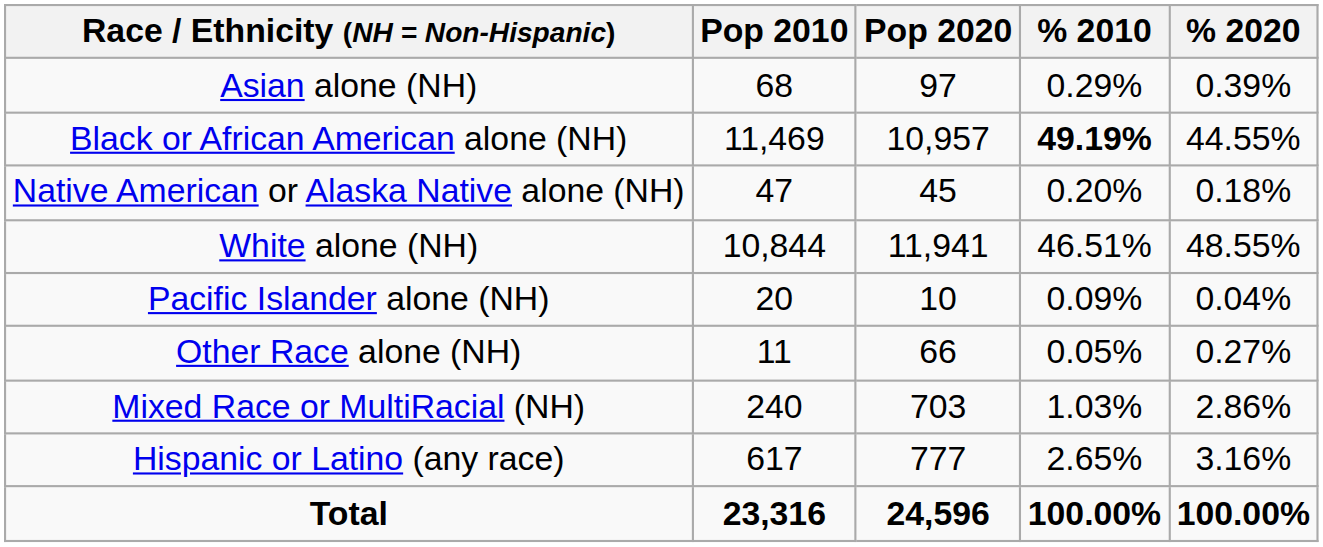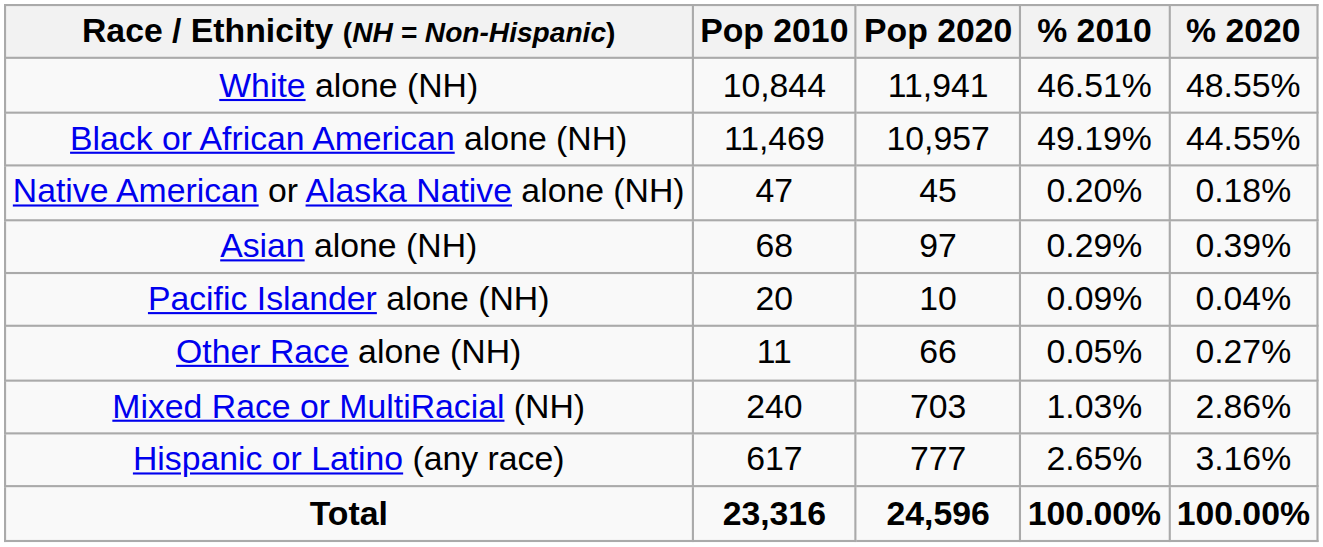rows swapped: (349, 245) <-> (349, 84)
(1094, 138) bold -> (1094, 138) normal
